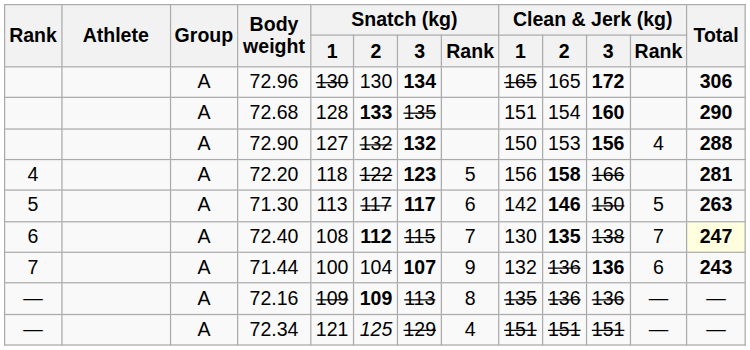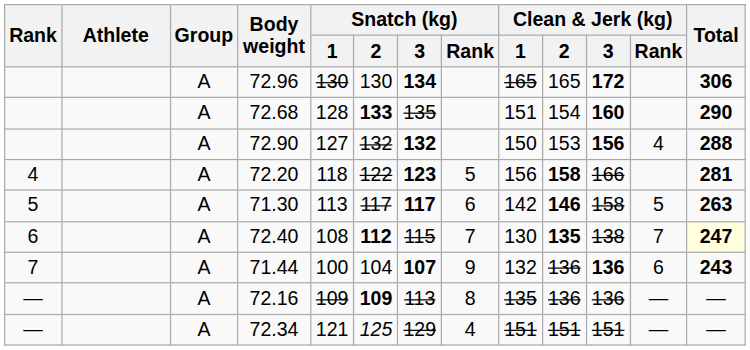(608, 205) 150 -> (608, 205) 158
